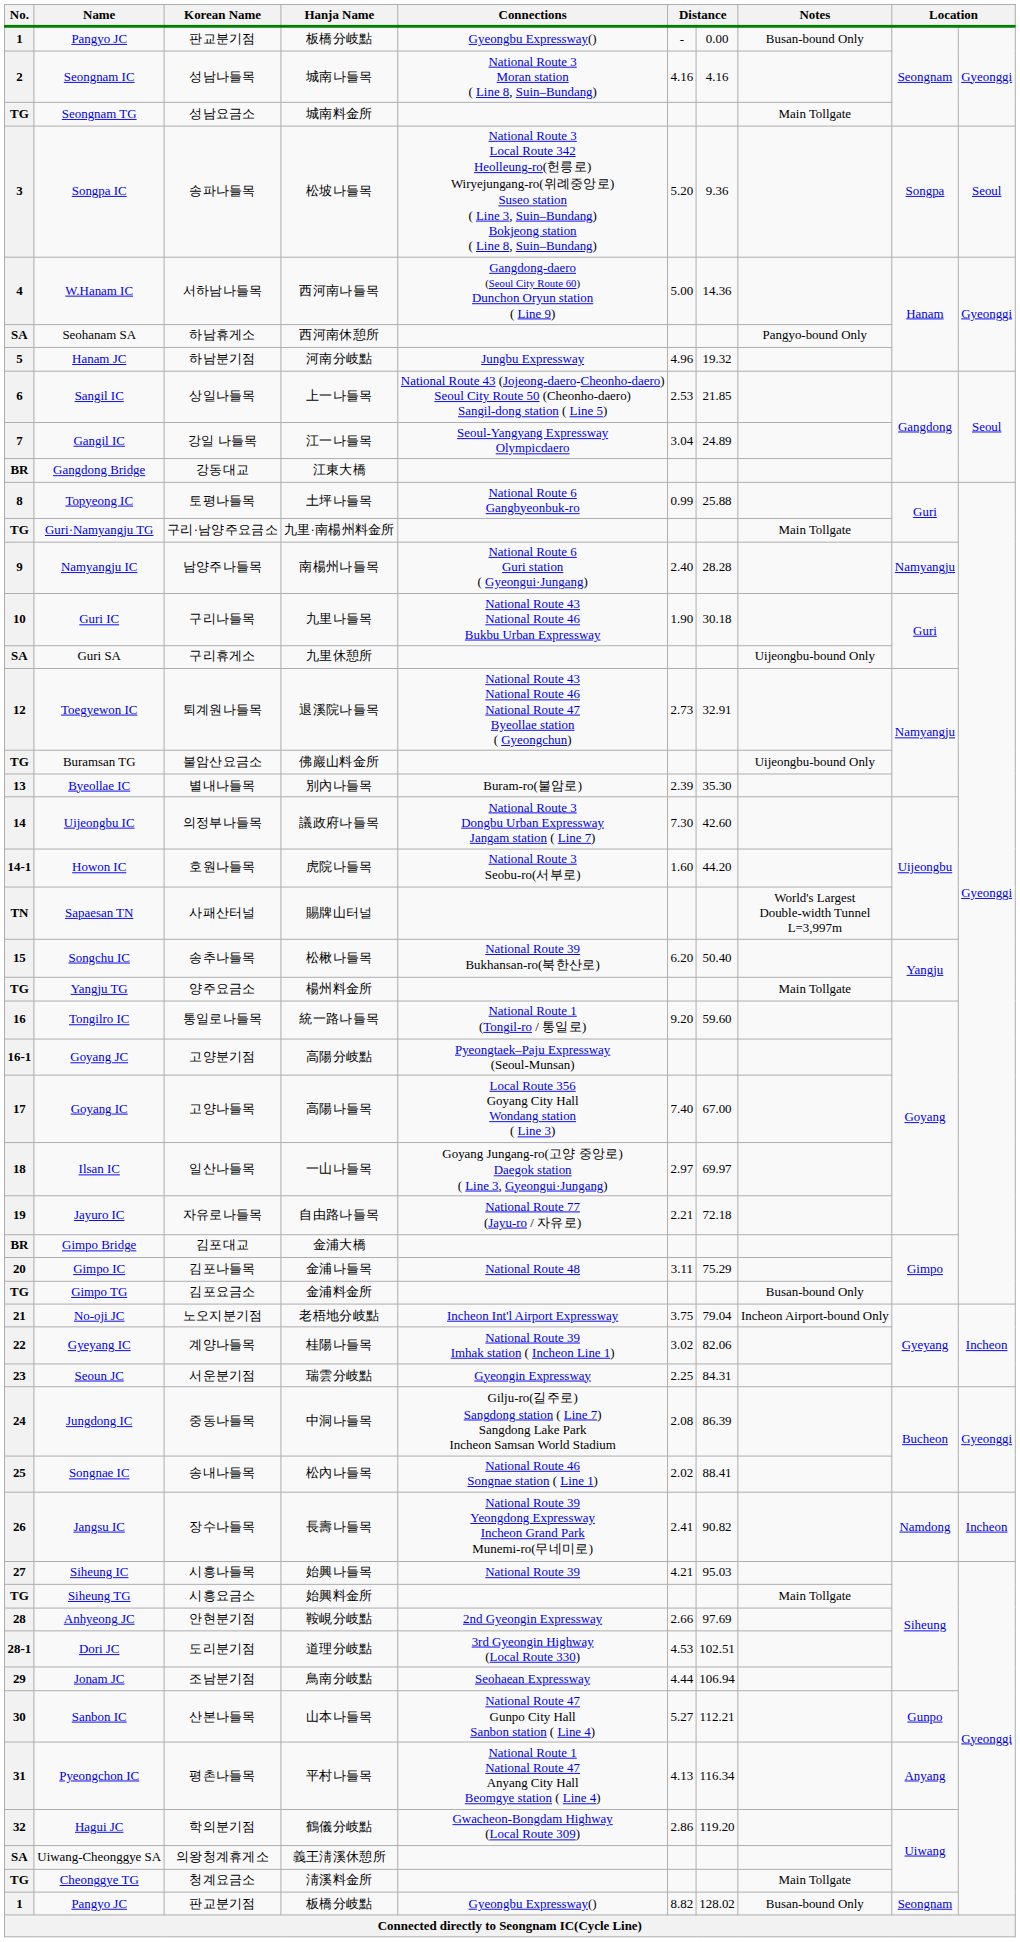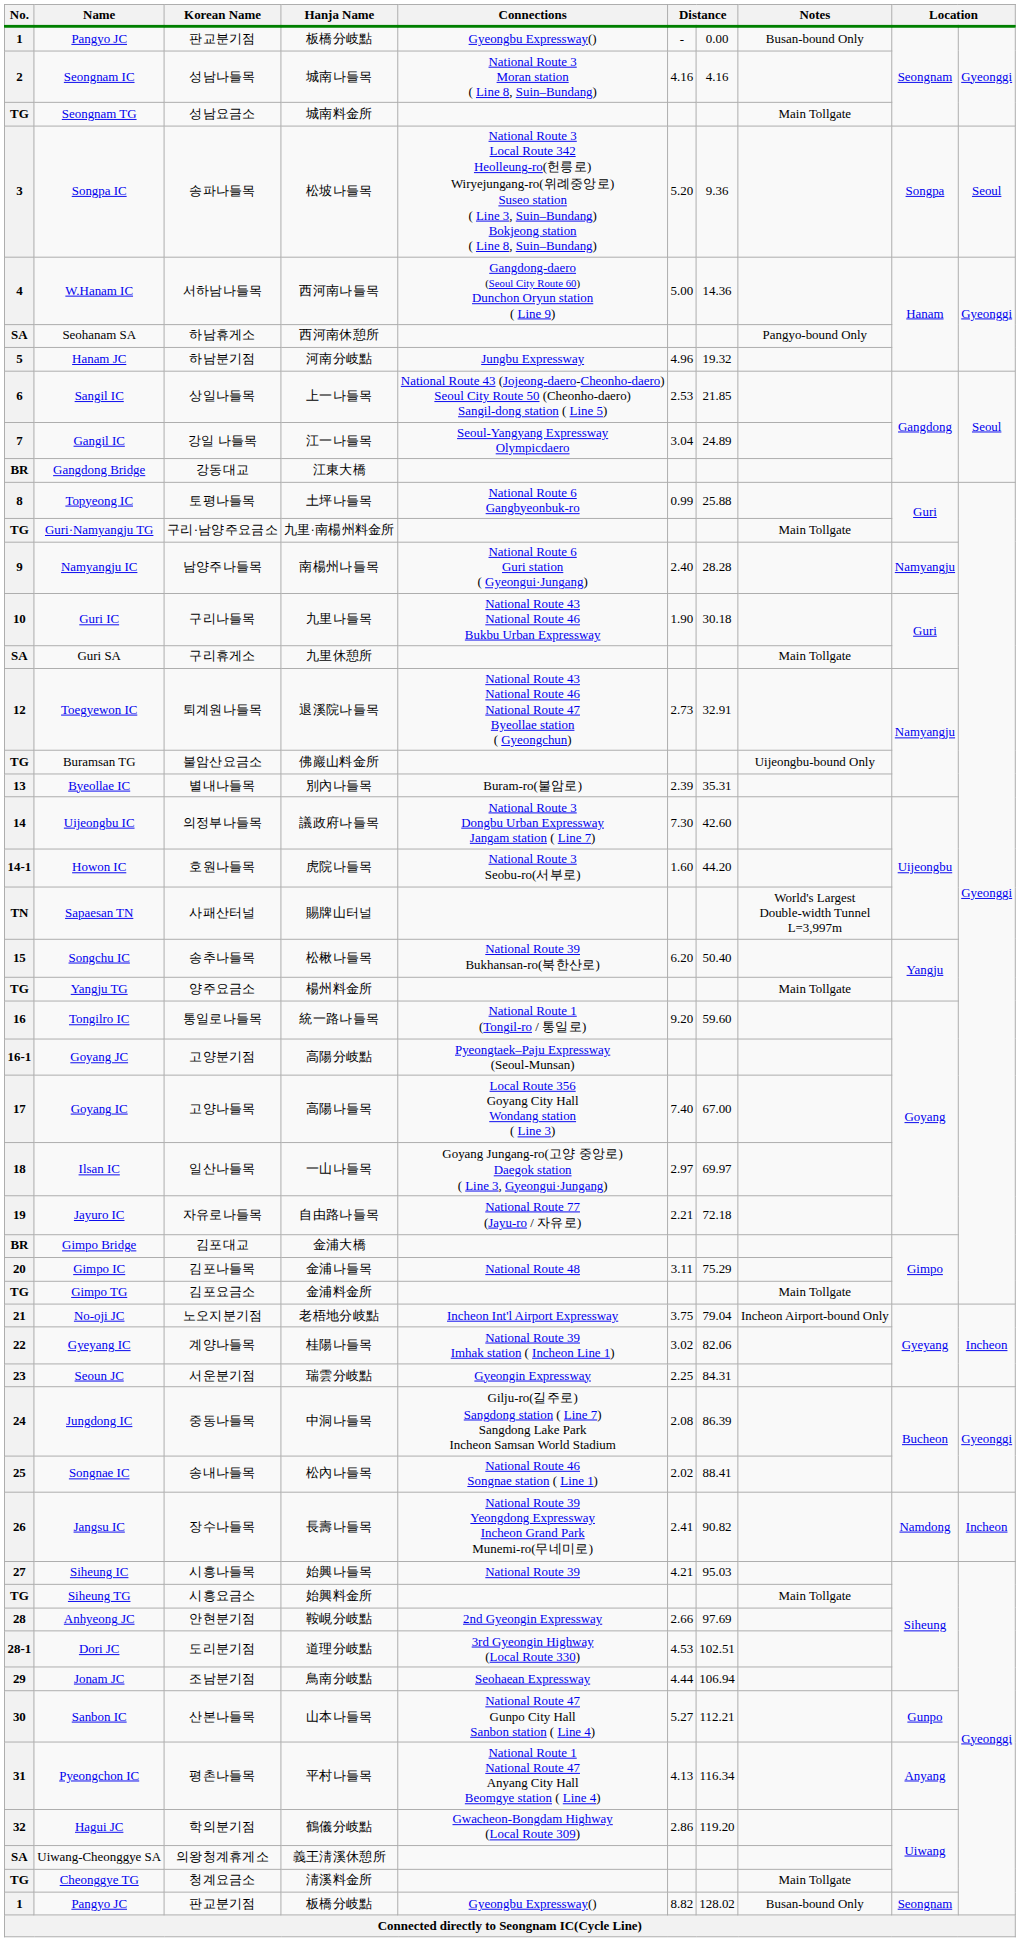(815, 656) Uijeongbu-bound Only -> (815, 656) Main Tollgate
(717, 785) 35.30 -> (717, 785) 35.31
(815, 1292) Busan-bound Only -> (815, 1292) Main Tollgate
